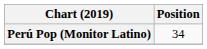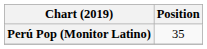(178, 34) 34 -> (178, 34) 35
